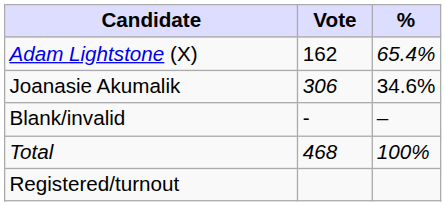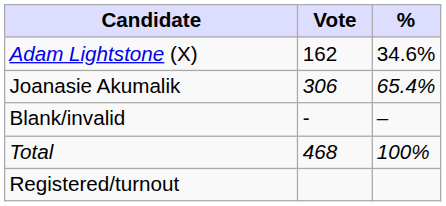(406, 53) 65.4% -> (406, 53) 34.6%
(406, 86) 34.6% -> (406, 86) 65.4%
